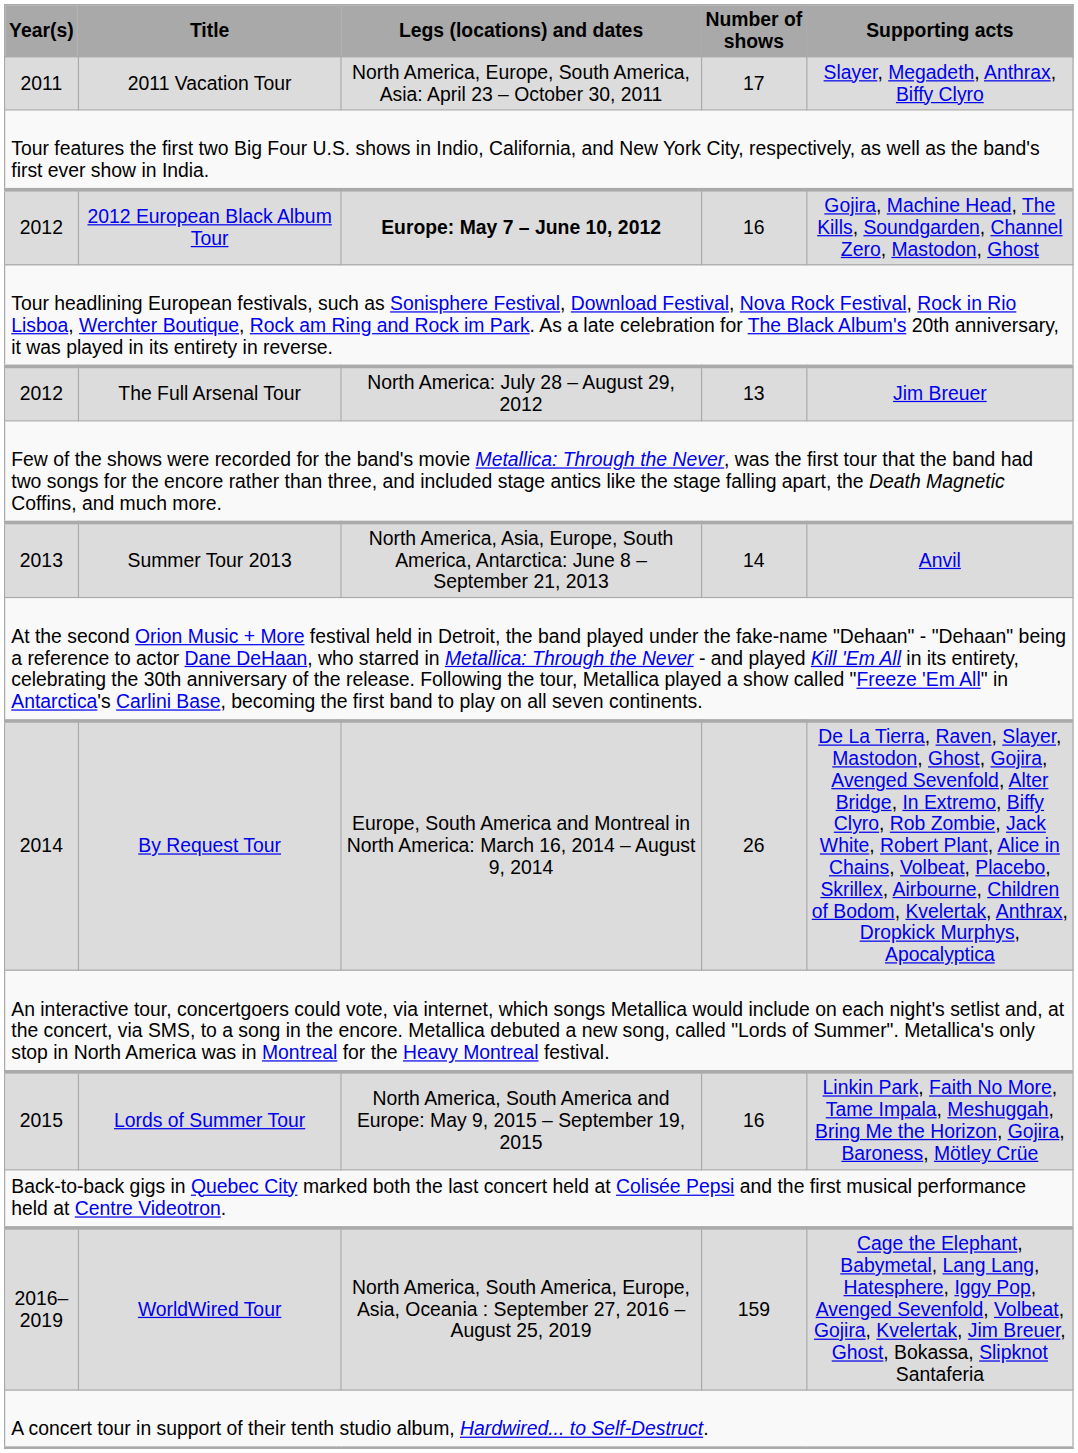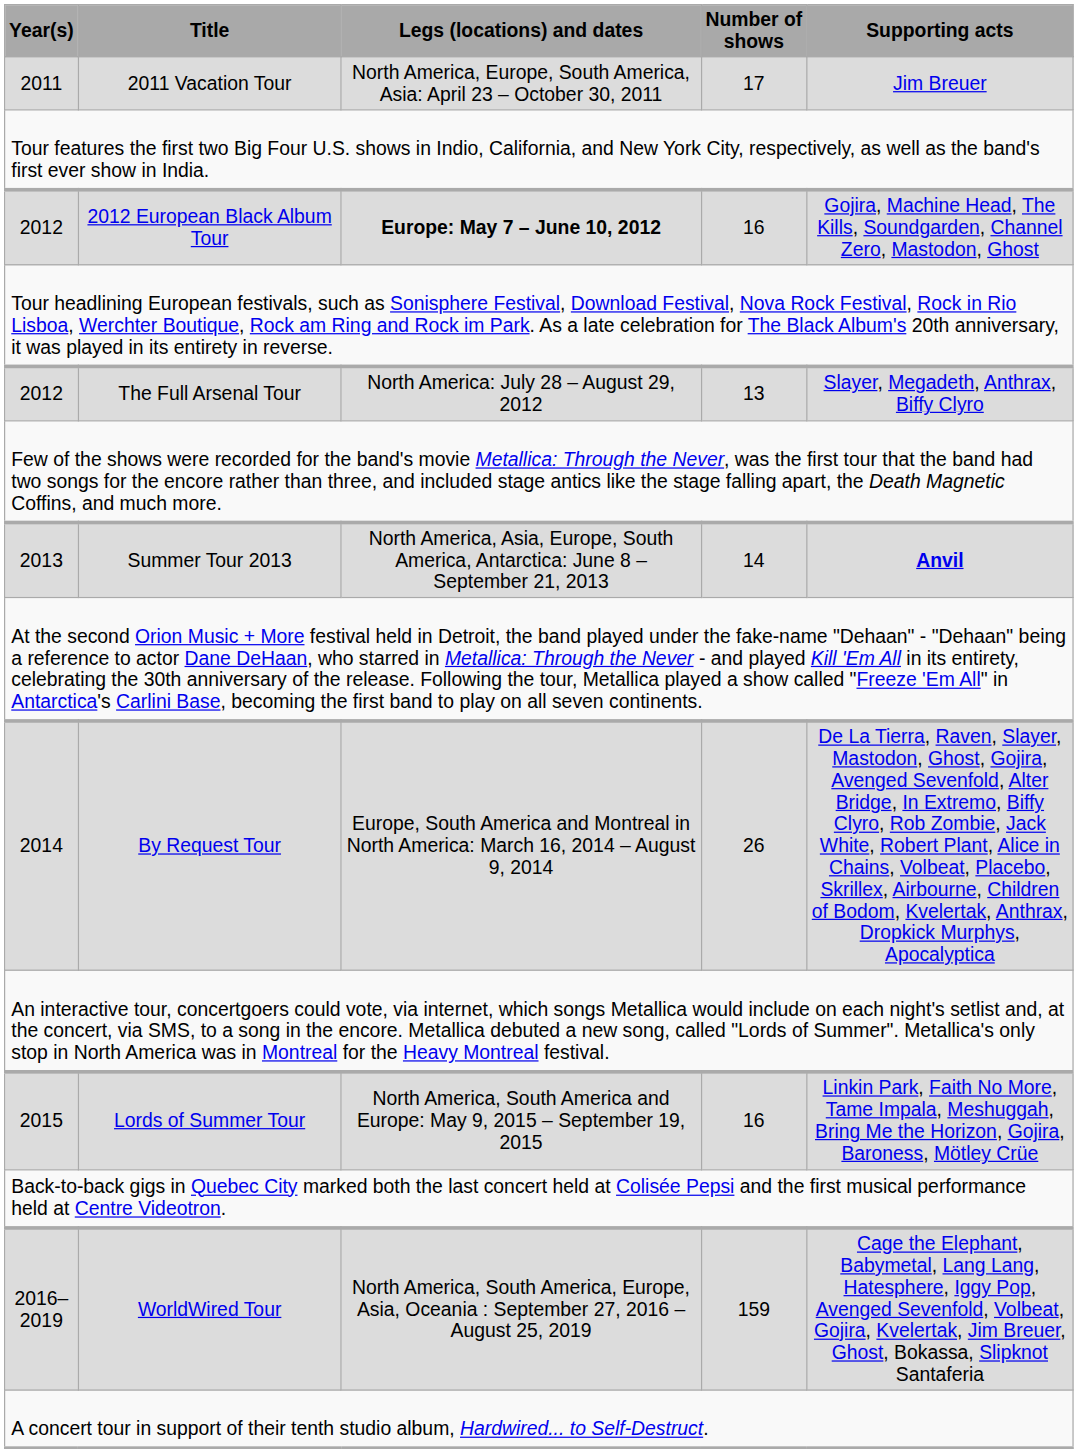(940, 83) Slayer, Megadeth, Anthrax, Biffy Clyro -> (940, 83) Jim Breuer
(940, 393) Jim Breuer -> (940, 393) Slayer, Megadeth, Anthrax, Biffy Clyro
(940, 560) normal -> (940, 560) bold
